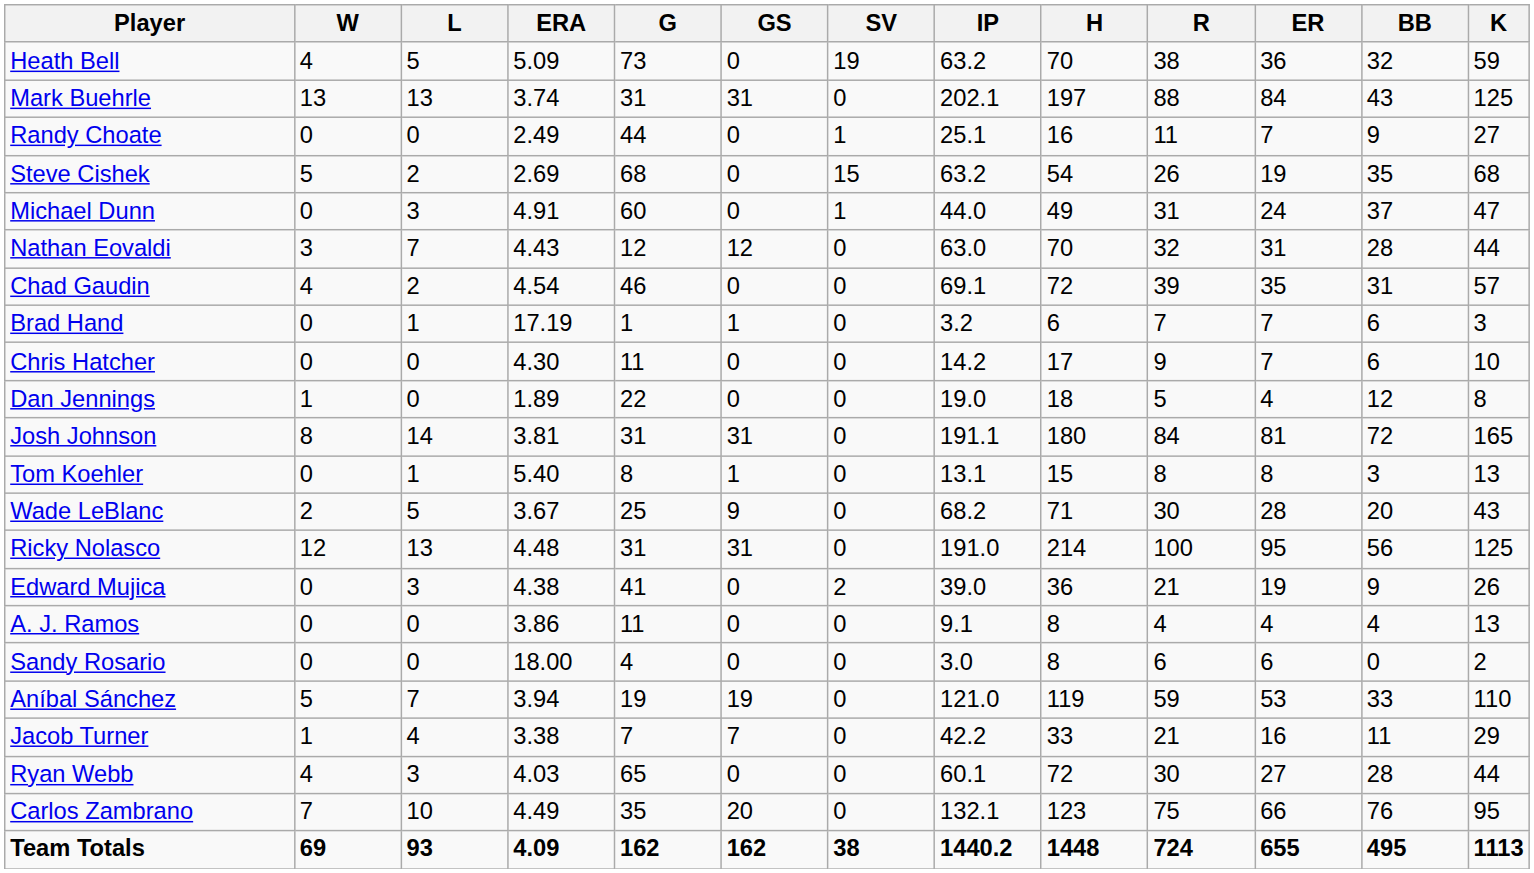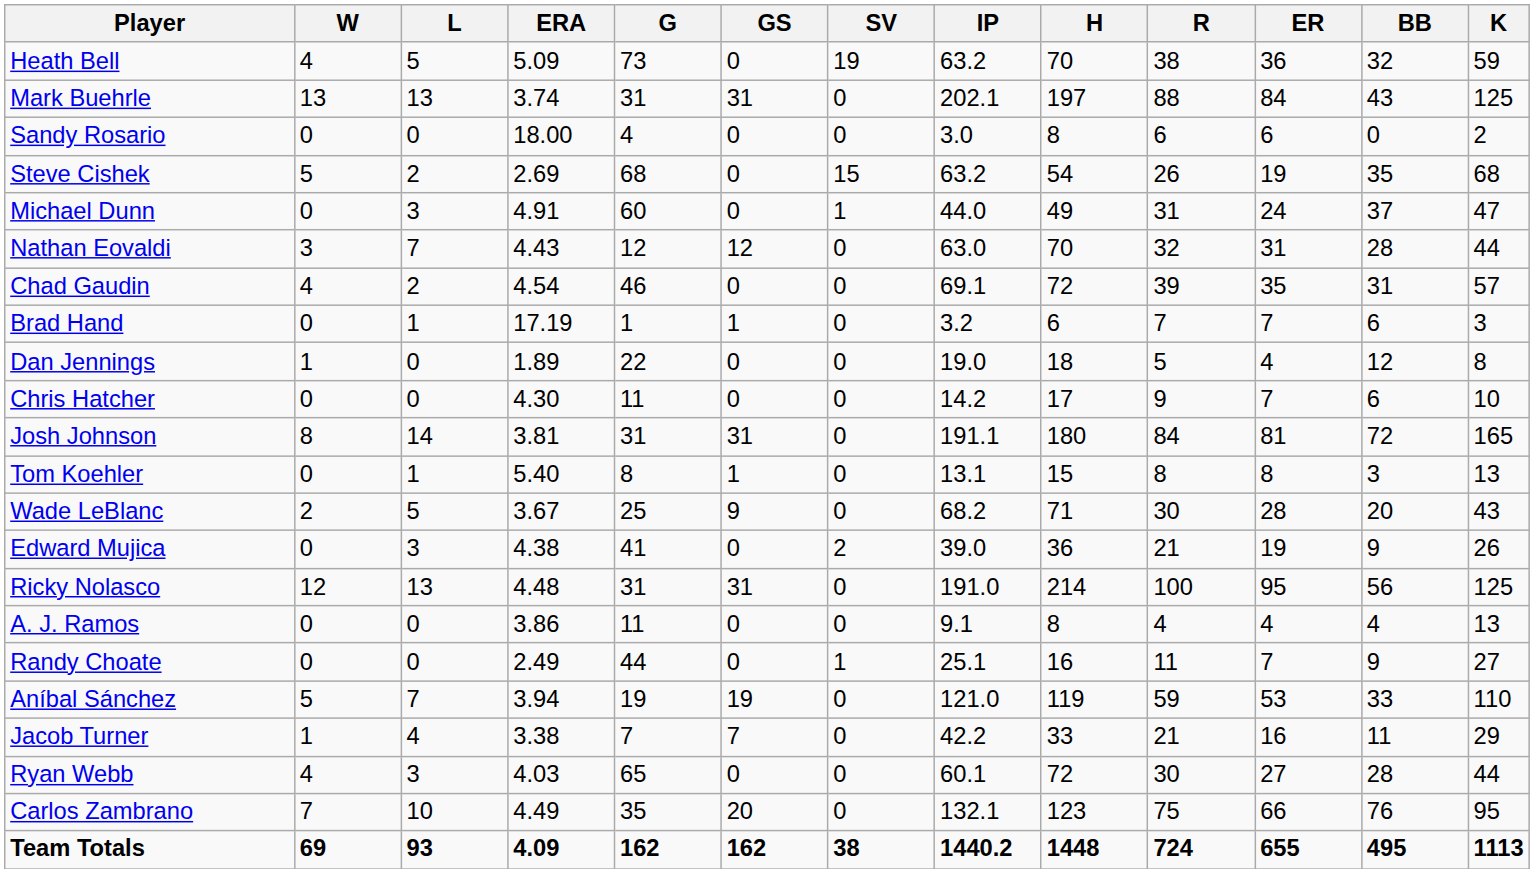rows swapped: (86, 135) <-> (88, 661)
rows swapped: (83, 361) <-> (83, 398)
rows swapped: (88, 586) <-> (85, 549)
